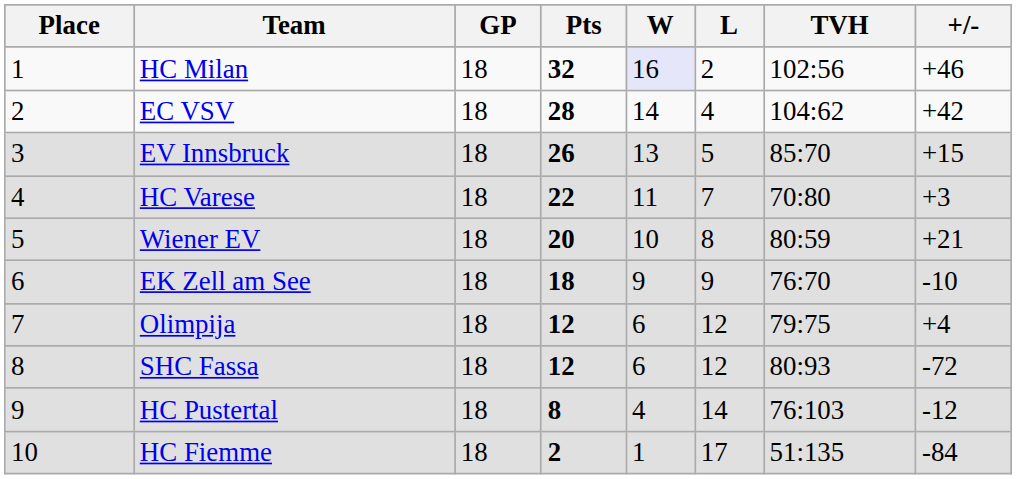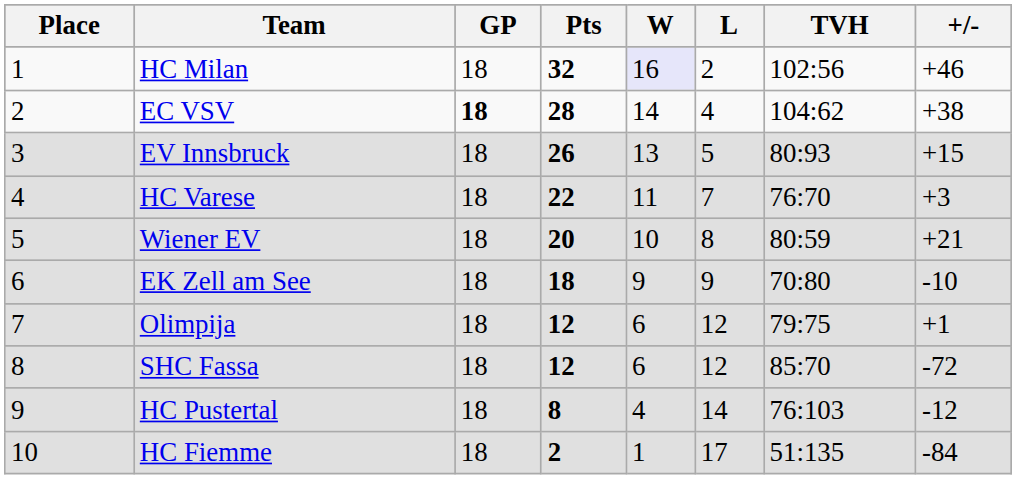(474, 111) normal -> (474, 111) bold
(943, 111) +42 -> (943, 111) +38
(800, 153) 85:70 -> (800, 153) 80:93
(800, 196) 70:80 -> (800, 196) 76:70
(800, 281) 76:70 -> (800, 281) 70:80
(936, 324) +4 -> (936, 324) +1
(800, 366) 80:93 -> (800, 366) 85:70
